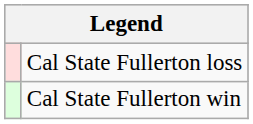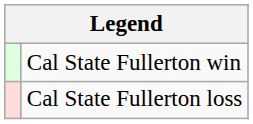rows swapped: (134, 99) <-> (135, 61)
